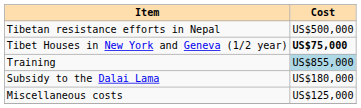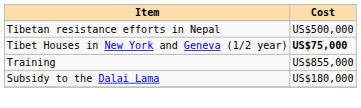(323, 62) lightblue background -> (323, 62) no background
- row: (65, 95)
